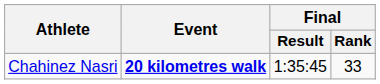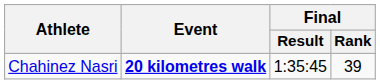(353, 67) 33 -> (353, 67) 39
